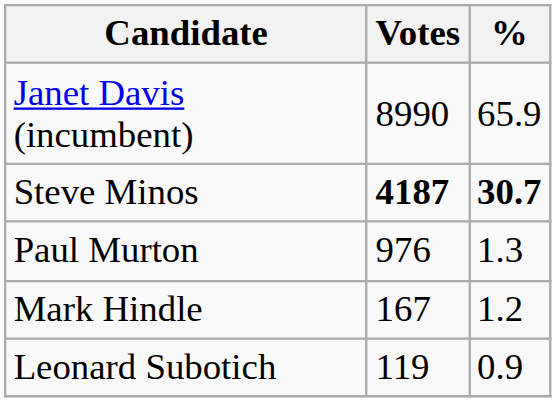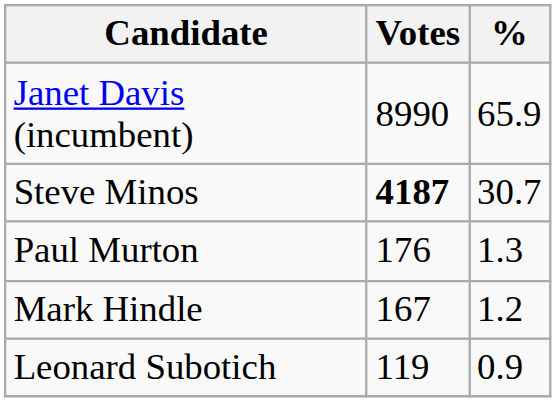(509, 191) bold -> (509, 191) normal
(403, 250) 976 -> (403, 250) 176
